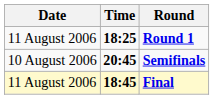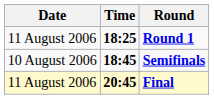(120, 60) 20:45 -> (120, 60) 18:45
(120, 82) 18:45 -> (120, 82) 20:45
